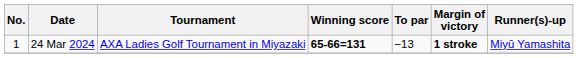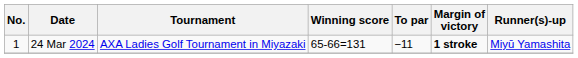(338, 44) bold -> (338, 44) normal
(404, 44) −13 -> (404, 44) −11
